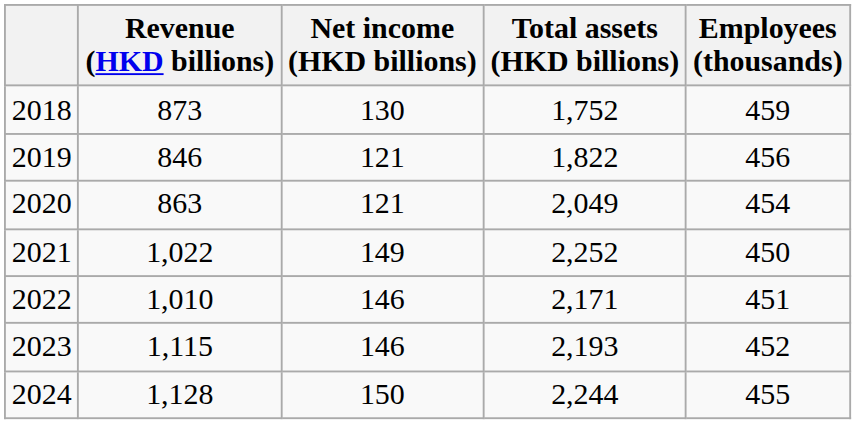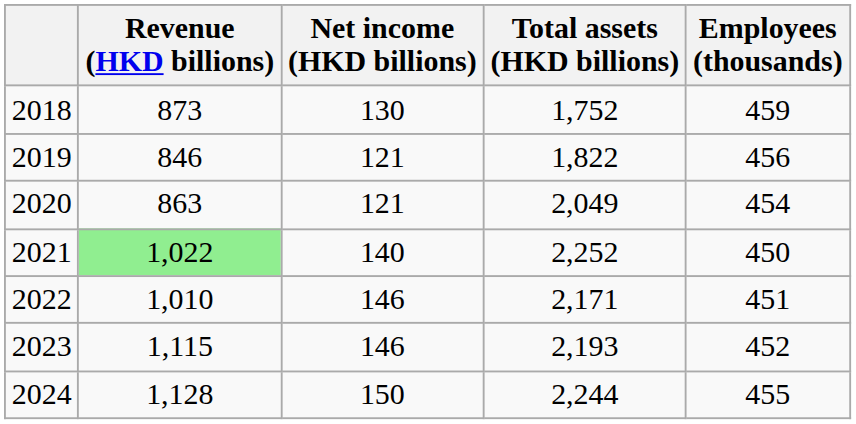(180, 251) no background -> (180, 251) lightgreen background
(382, 251) 149 -> (382, 251) 140
